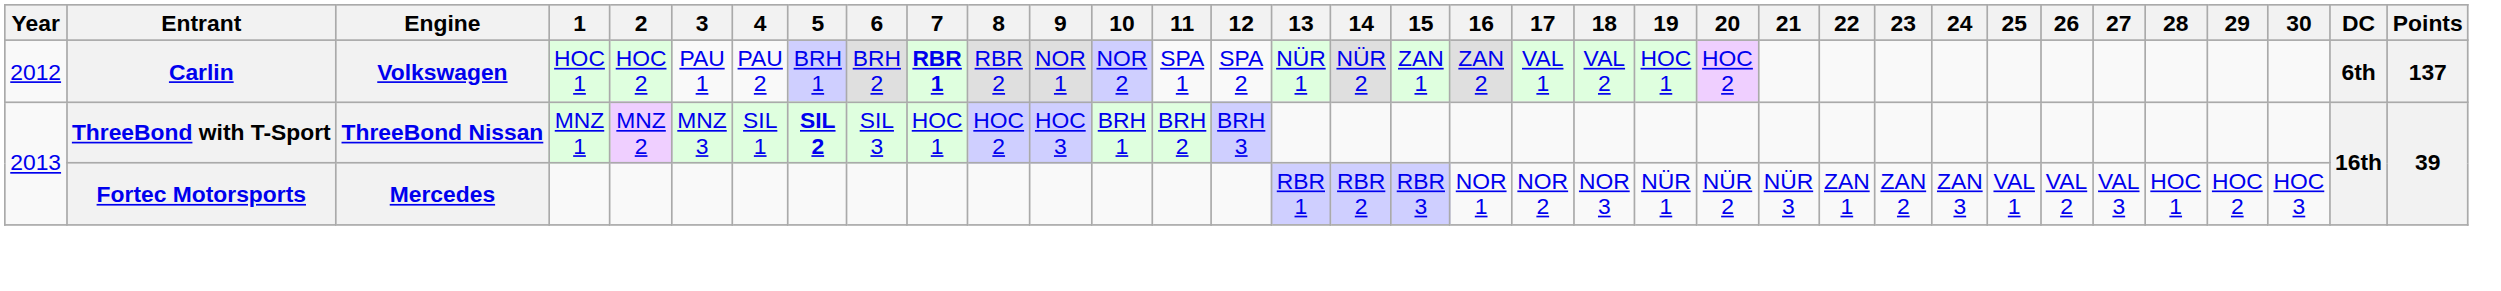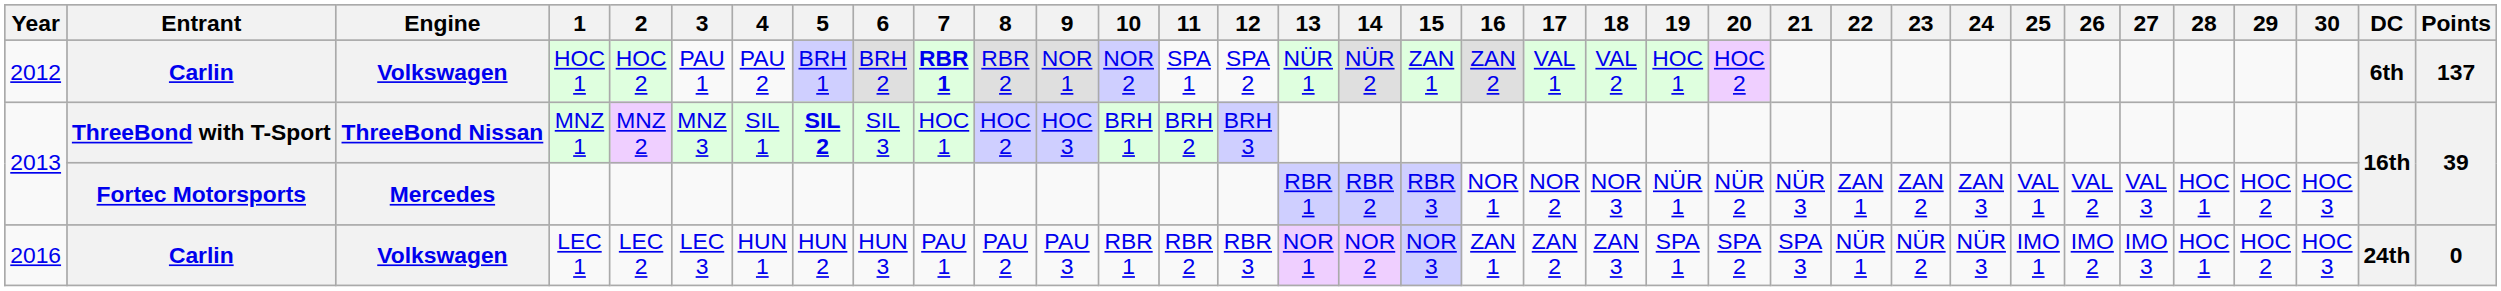+ row: (579, 255)
